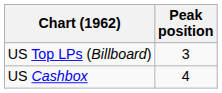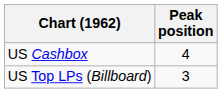rows swapped: (80, 54) <-> (48, 76)
